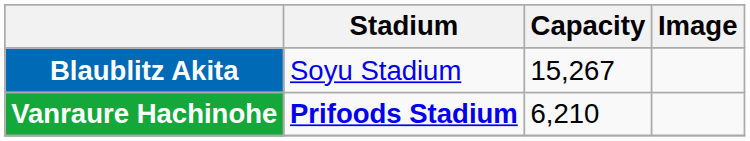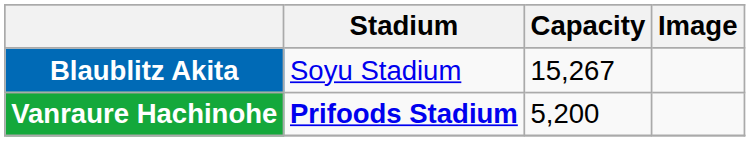(565, 113) 6,210 -> (565, 113) 5,200
